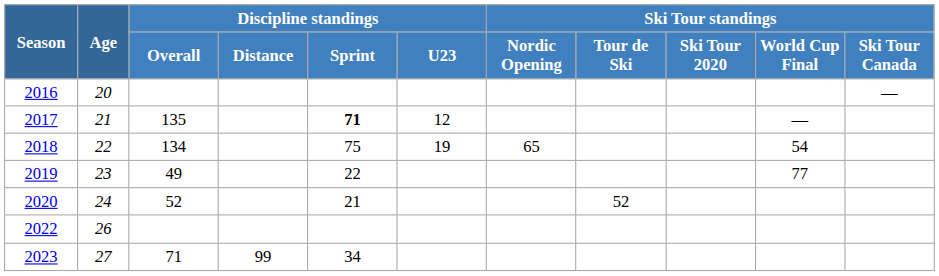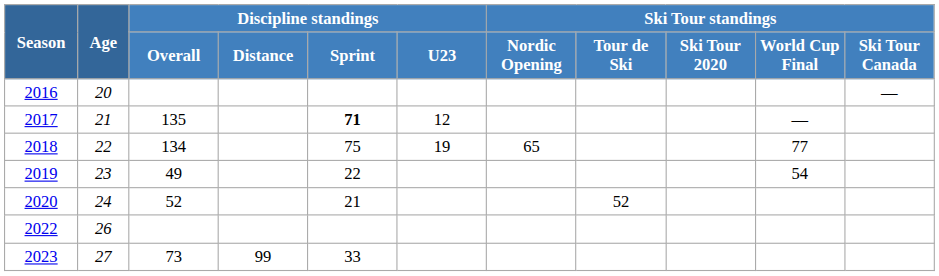(800, 147) 54 -> (800, 147) 77
(800, 174) 77 -> (800, 174) 54
(174, 256) 71 -> (174, 256) 73
(353, 256) 34 -> (353, 256) 33
